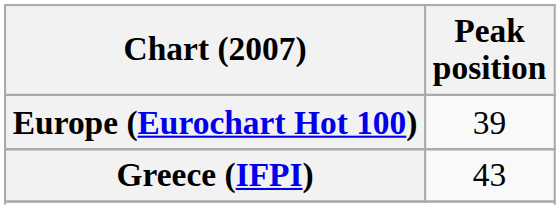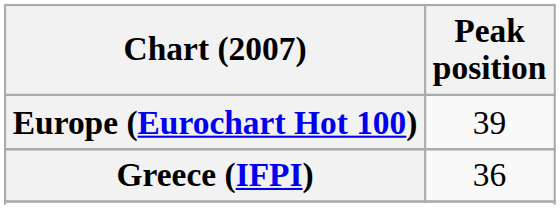(490, 174) 43 -> (490, 174) 36
